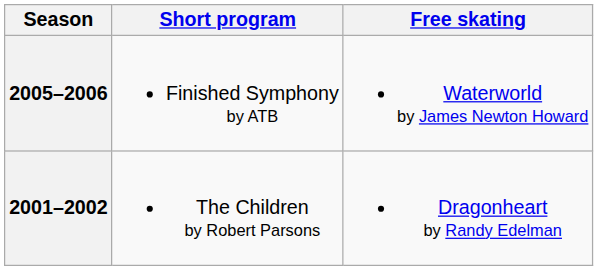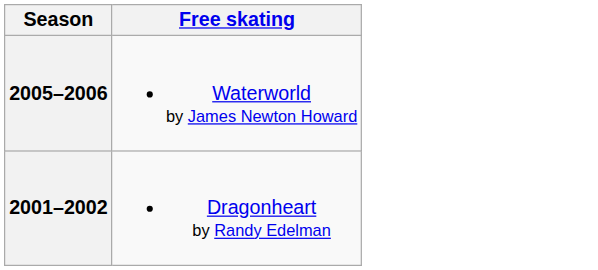- column: (228, 20)
